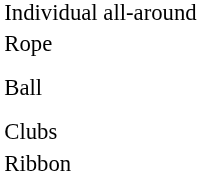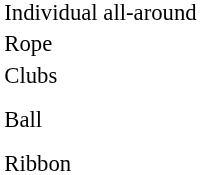rows swapped: (23, 88) <-> (31, 132)
